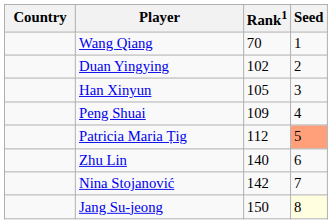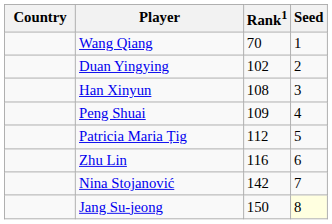(258, 90) 105 -> (258, 90) 108
(298, 136) lightsalmon background -> (298, 136) no background
(258, 160) 140 -> (258, 160) 116
